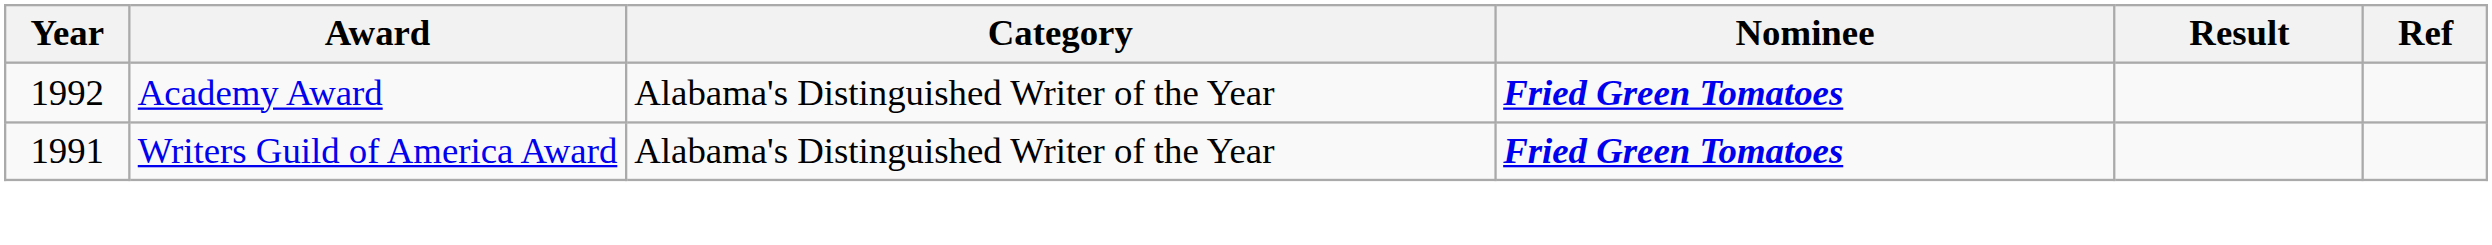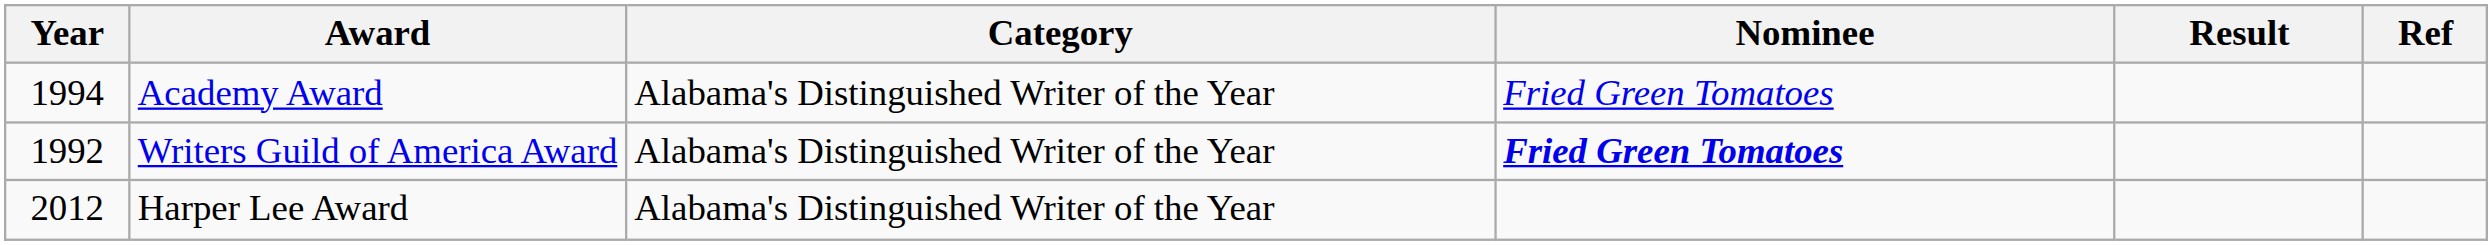(67, 92) 1992 -> (67, 92) 1994
(1673, 92) bold -> (1668, 92) normal
(67, 150) 1991 -> (67, 150) 1992
+ row: (273, 208)
